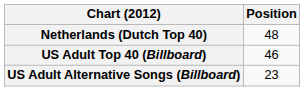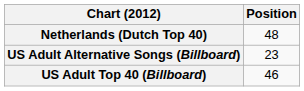rows swapped: (124, 75) <-> (124, 55)
